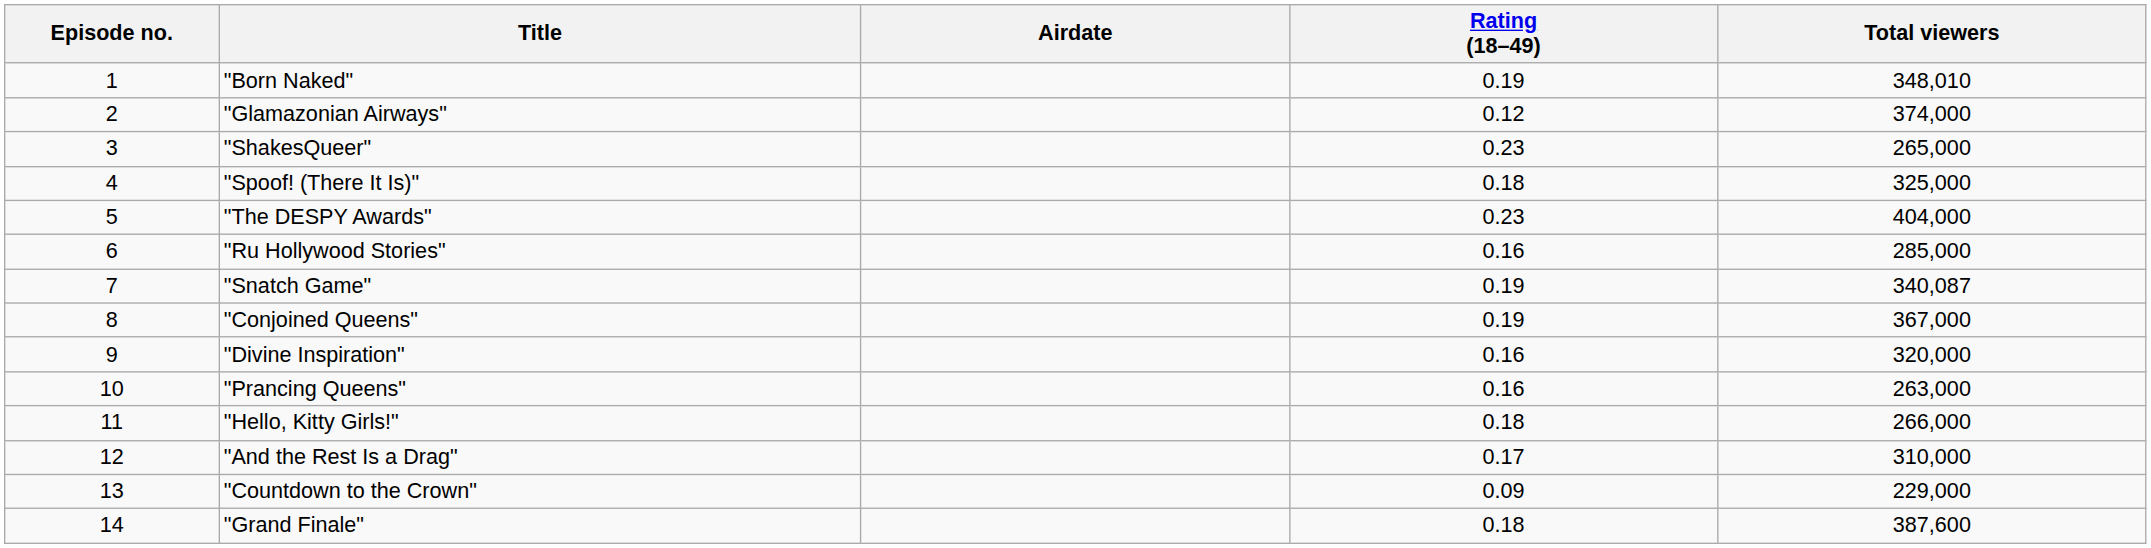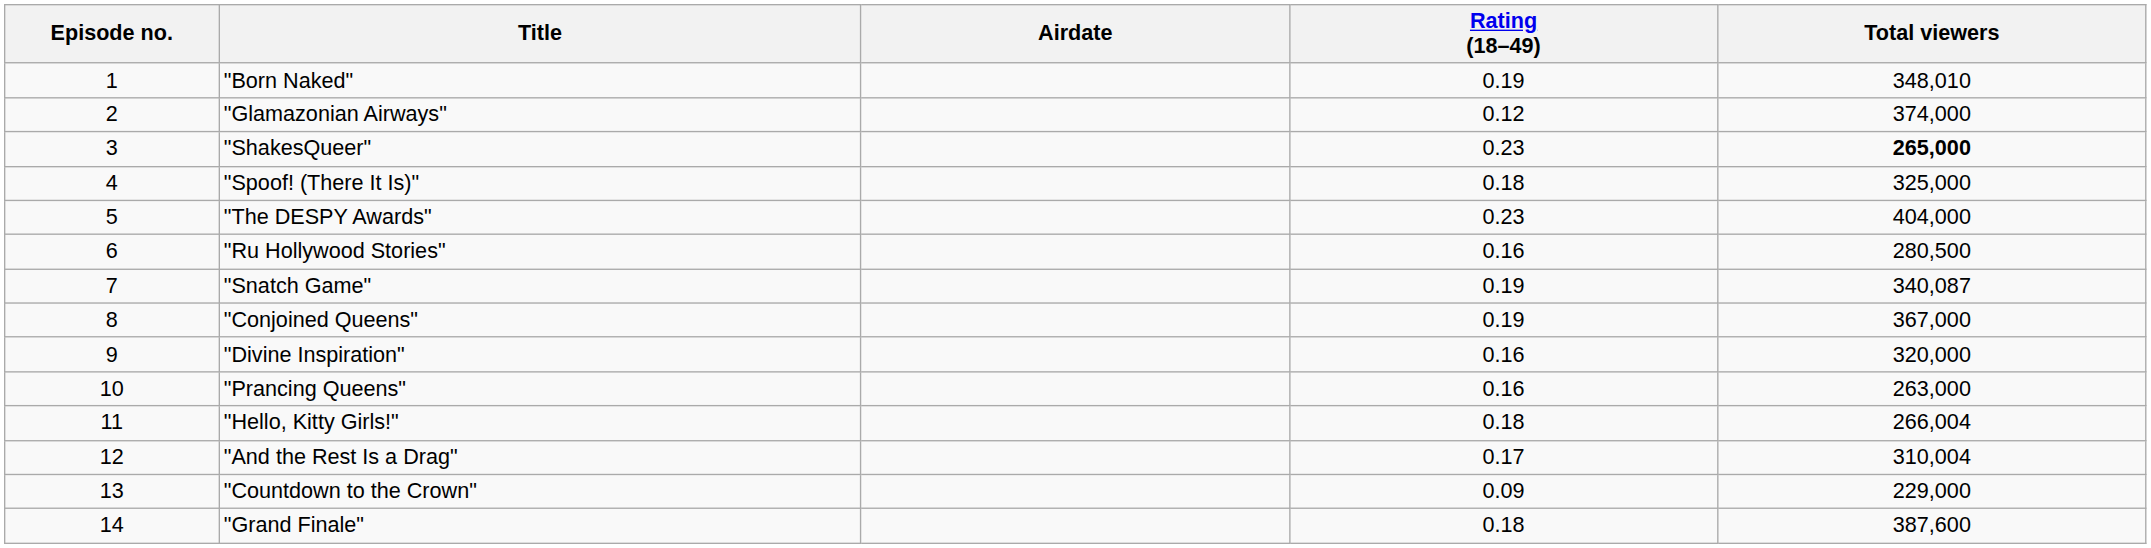(1932, 148) normal -> (1932, 148) bold
(1932, 251) 285,000 -> (1932, 251) 280,500
(1932, 422) 266,000 -> (1932, 422) 266,004
(1932, 457) 310,000 -> (1932, 457) 310,004
